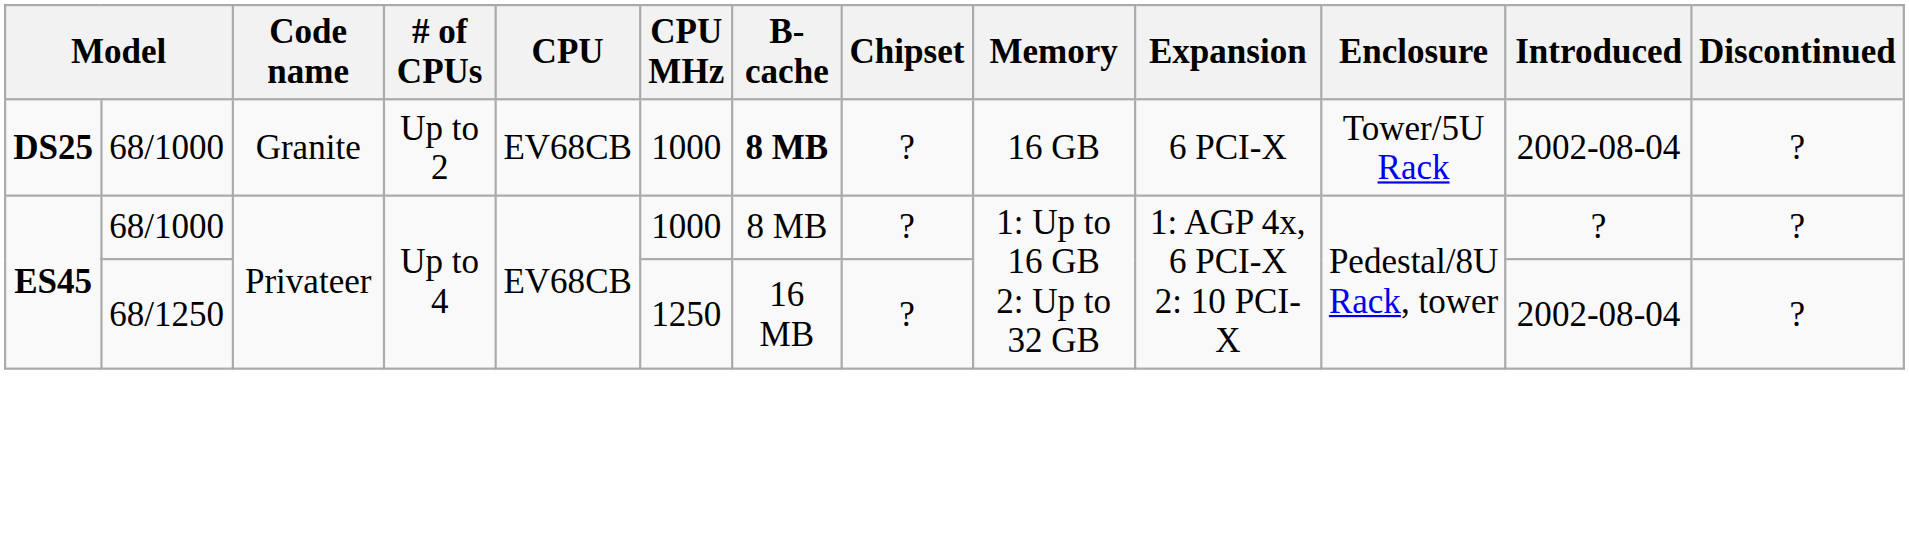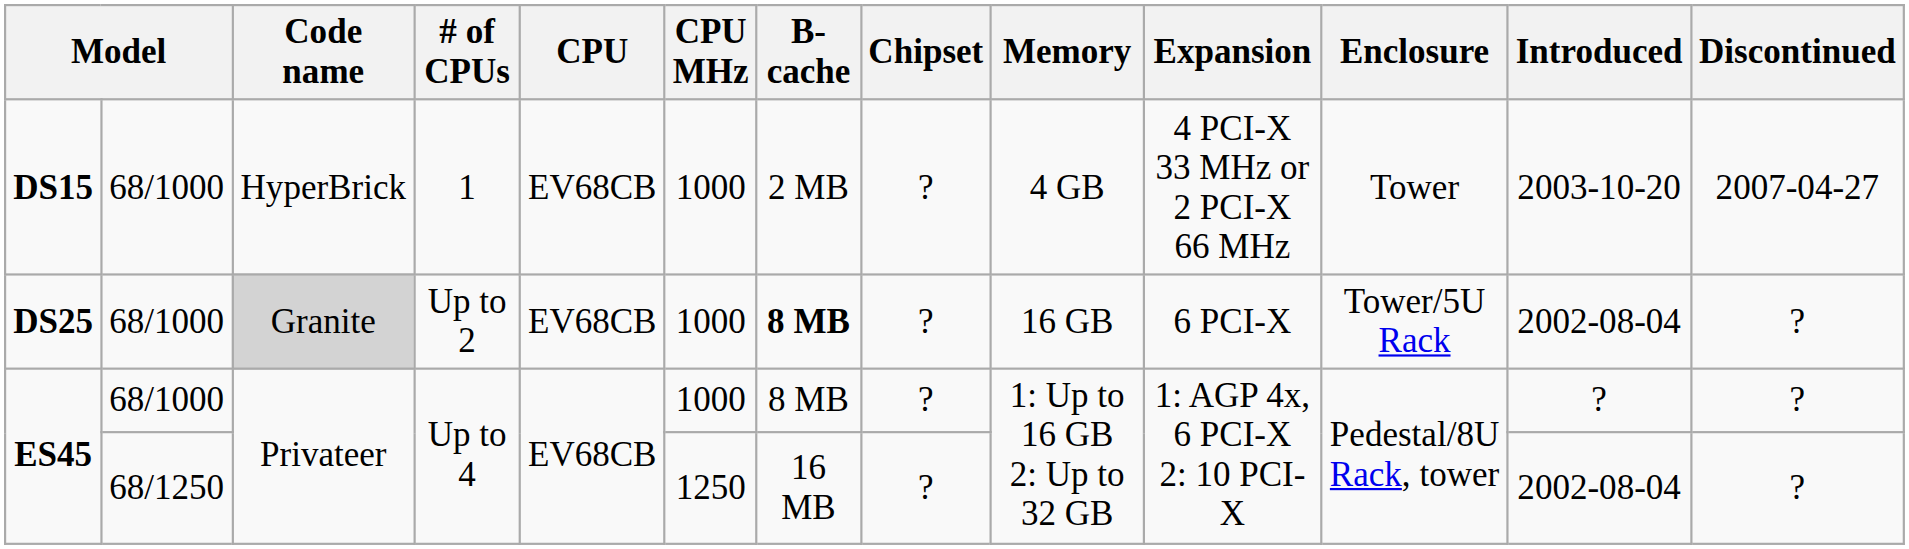+ row: (53, 186)
(308, 146) no background -> (323, 320) lightgrey background
